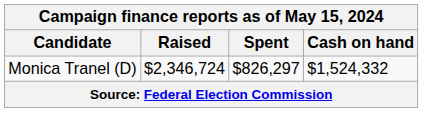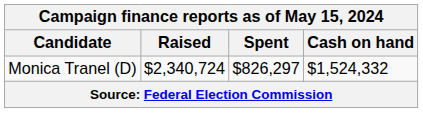(185, 68) $2,346,724 -> (185, 68) $2,340,724
